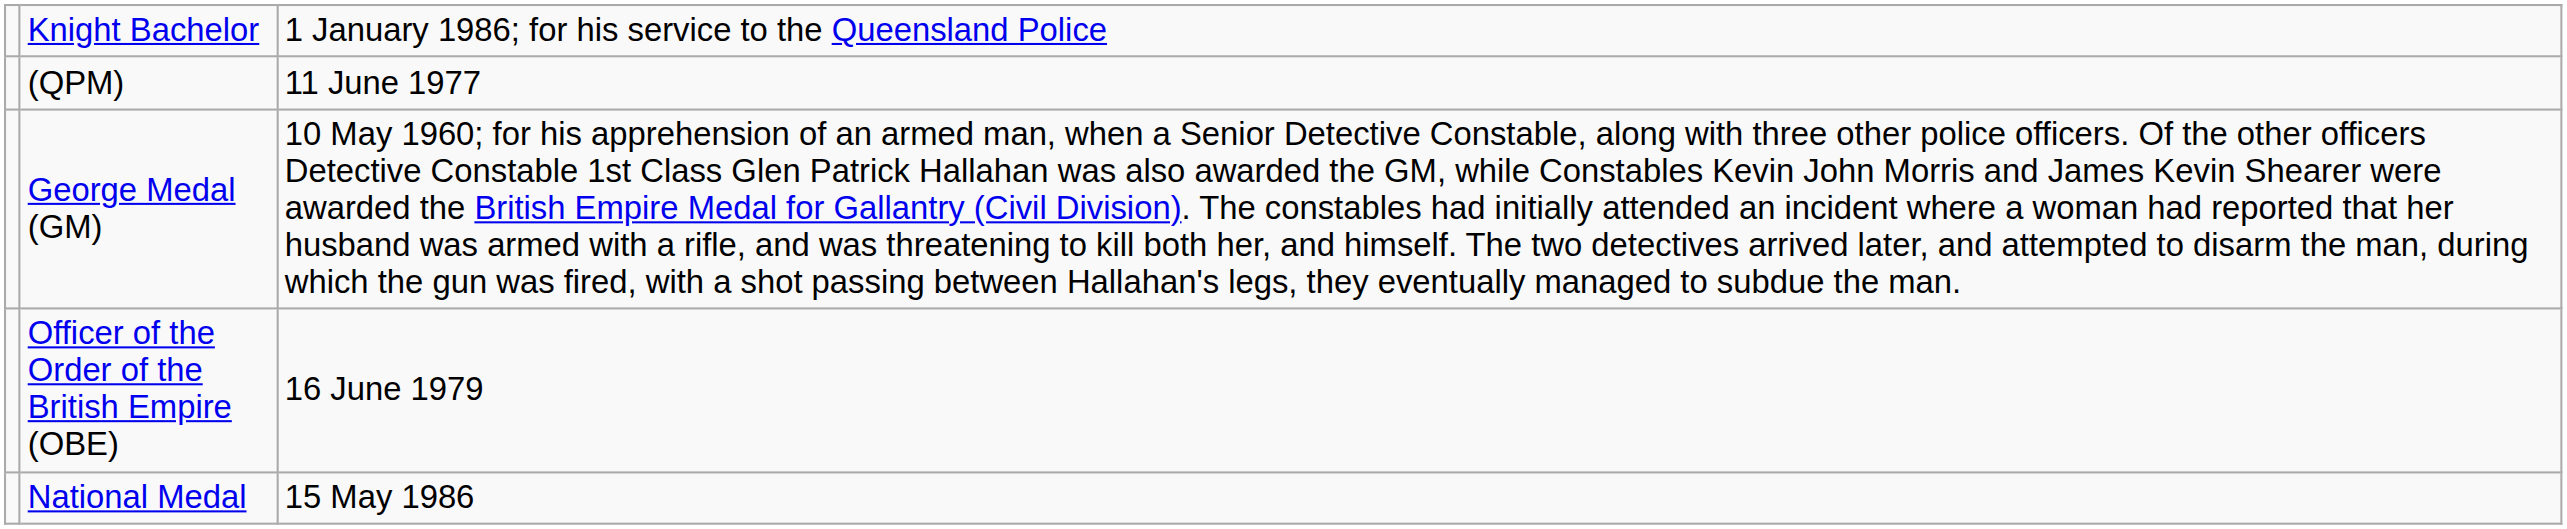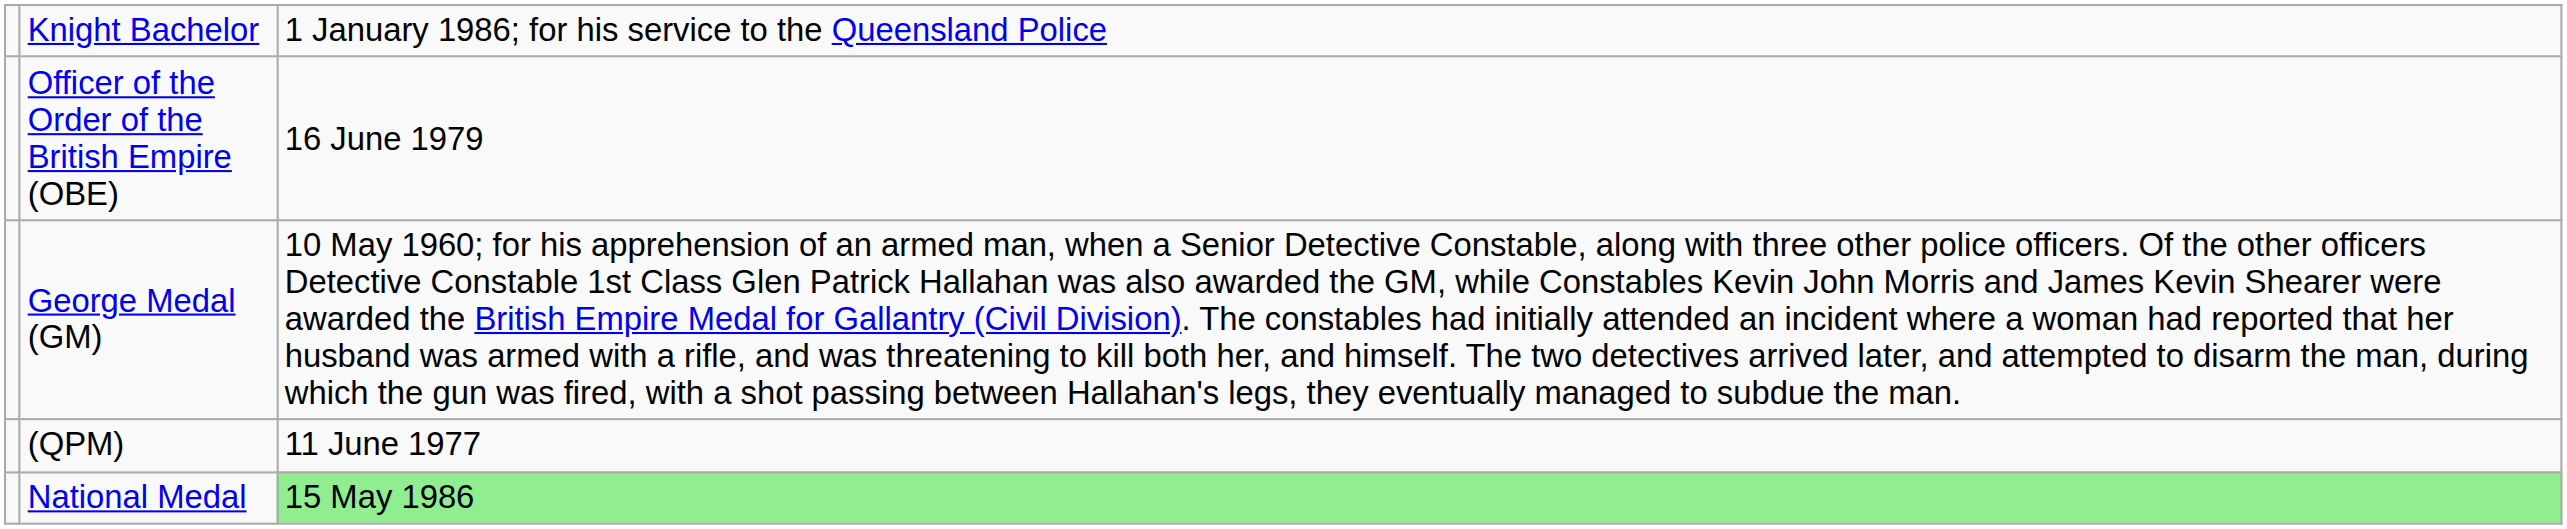rows swapped: (130, 389) <-> (76, 82)
(380, 496) no background -> (380, 496) lightgreen background
